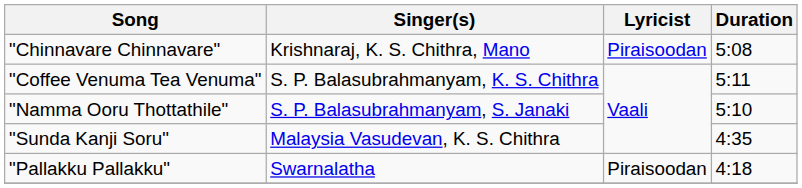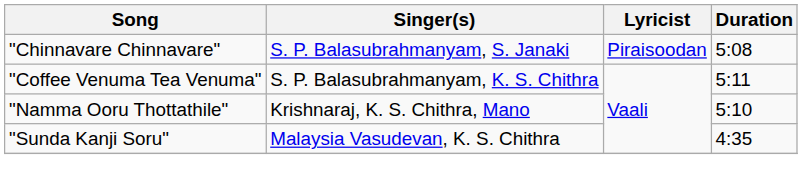(400, 50) Krishnaraj, K. S. Chithra, Mano -> (420, 50) S. P. Balasubrahmanyam, S. Janaki
(420, 109) S. P. Balasubrahmanyam, S. Janaki -> (400, 109) Krishnaraj, K. S. Chithra, Mano
- row: (89, 169)
